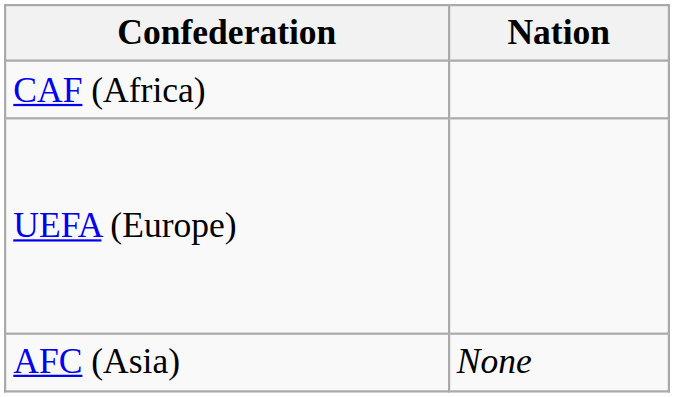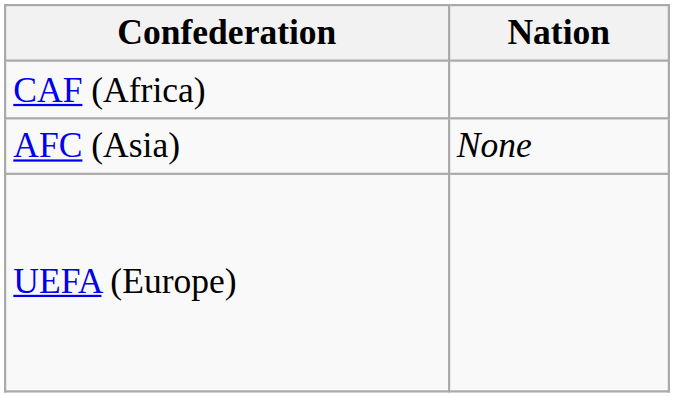rows swapped: (97, 361) <-> (125, 225)
